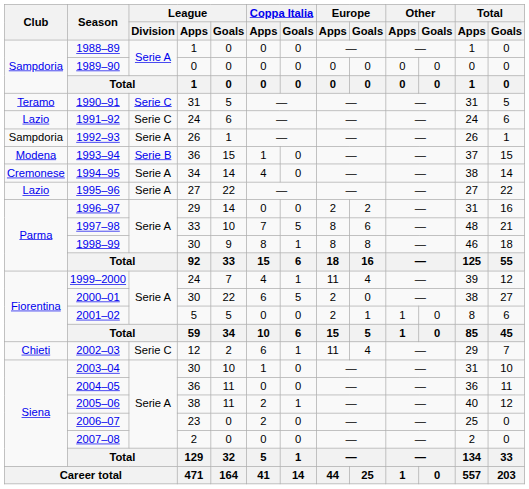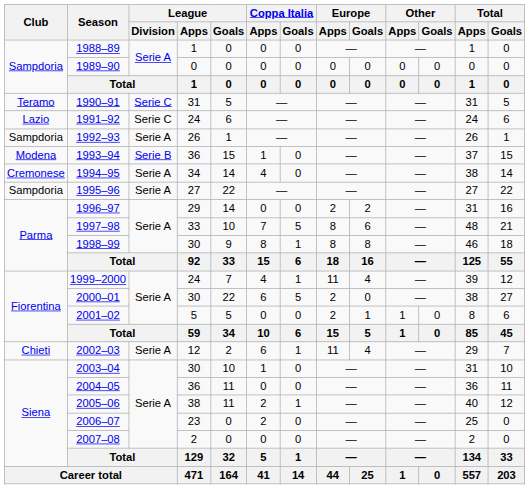(36, 191) Lazio -> (36, 191) Sampdoria
(153, 350) Serie C -> (153, 350) Serie A
